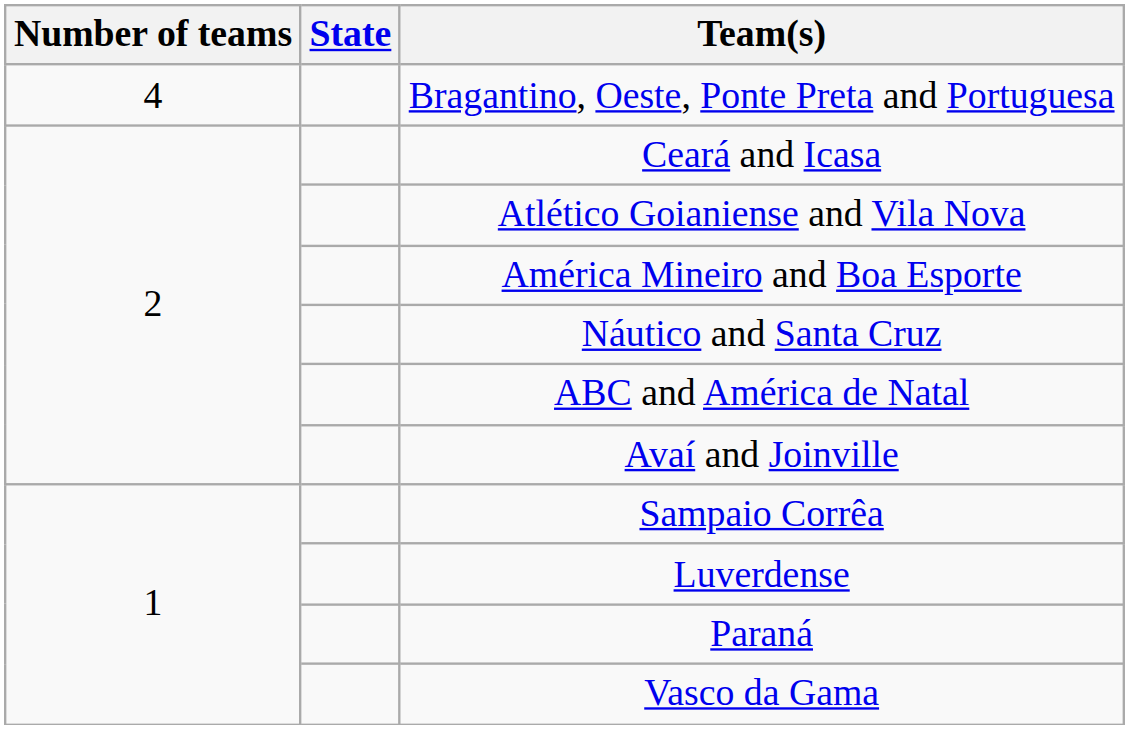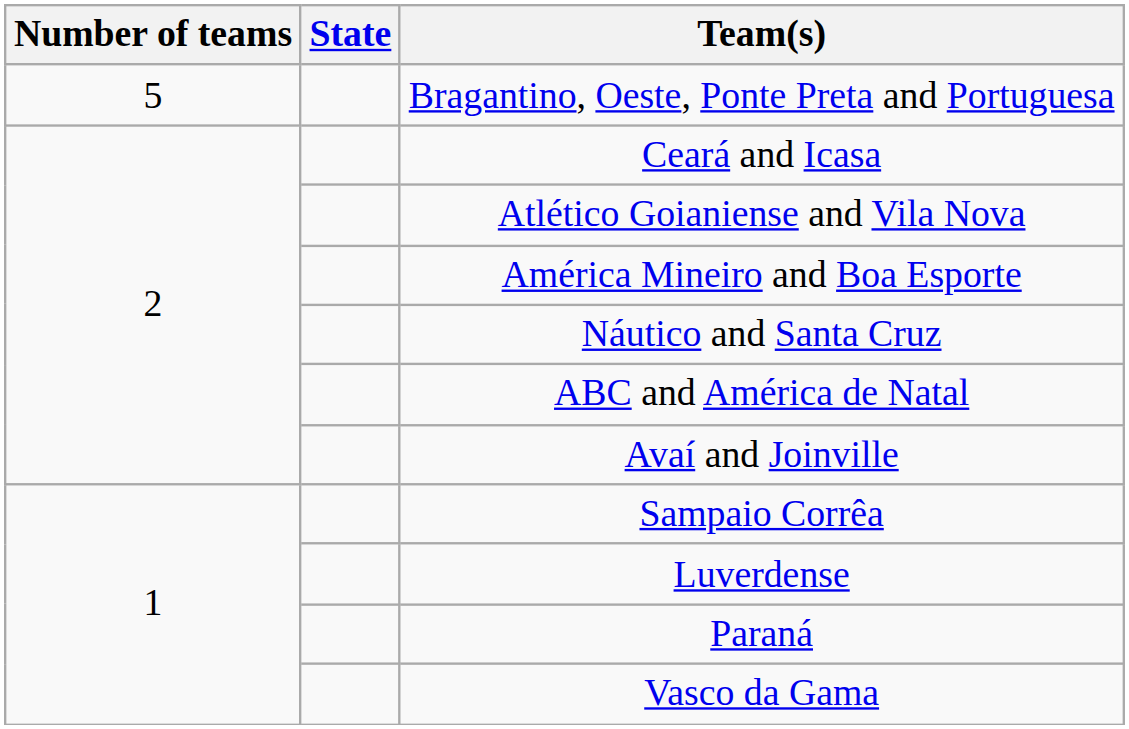(153, 94) 4 -> (153, 94) 5
